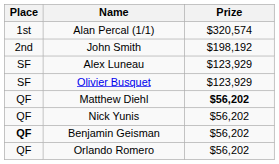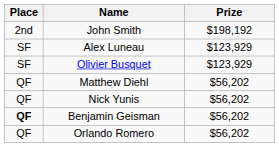- row: (114, 30)
(229, 99) bold -> (229, 82) normal
